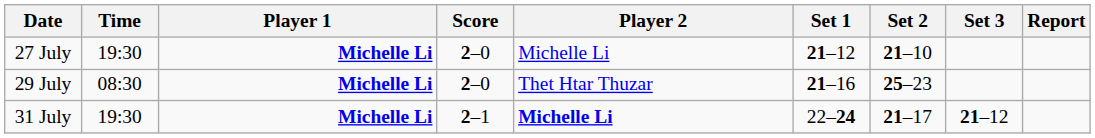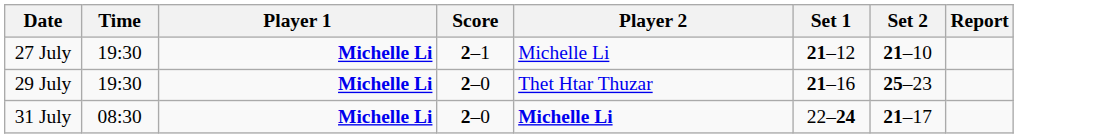- column: (984, 20)
(475, 52) 2–0 -> (475, 52) 2–1
(120, 85) 08:30 -> (120, 85) 19:30
(120, 117) 19:30 -> (120, 117) 08:30
(475, 117) 2–1 -> (475, 117) 2–0
